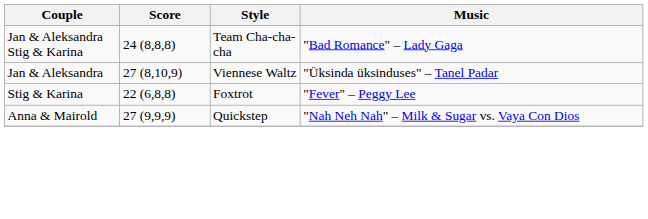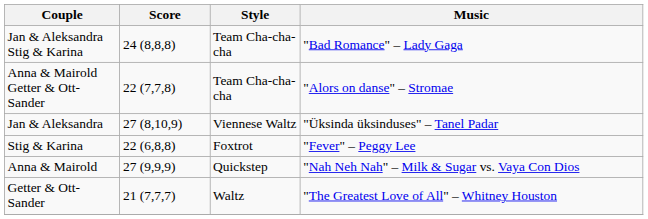+ row: (52, 88)
+ row: (44, 195)
